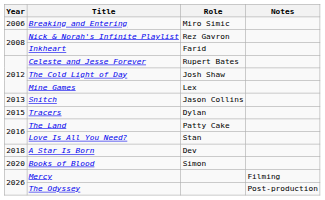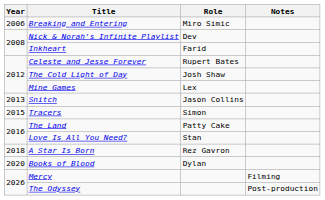(206, 36) Rez Gavron -> (190, 36) Dev
(194, 112) Dylan -> (194, 112) Simon
(190, 150) Dev -> (206, 150) Rez Gavron
(194, 163) Simon -> (194, 163) Dylan
